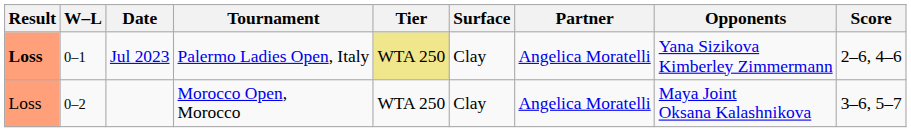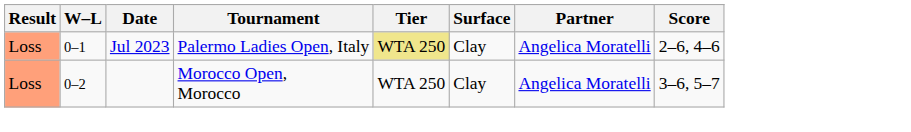- column: (746, 18)
(26, 55) bold -> (25, 45) normal
